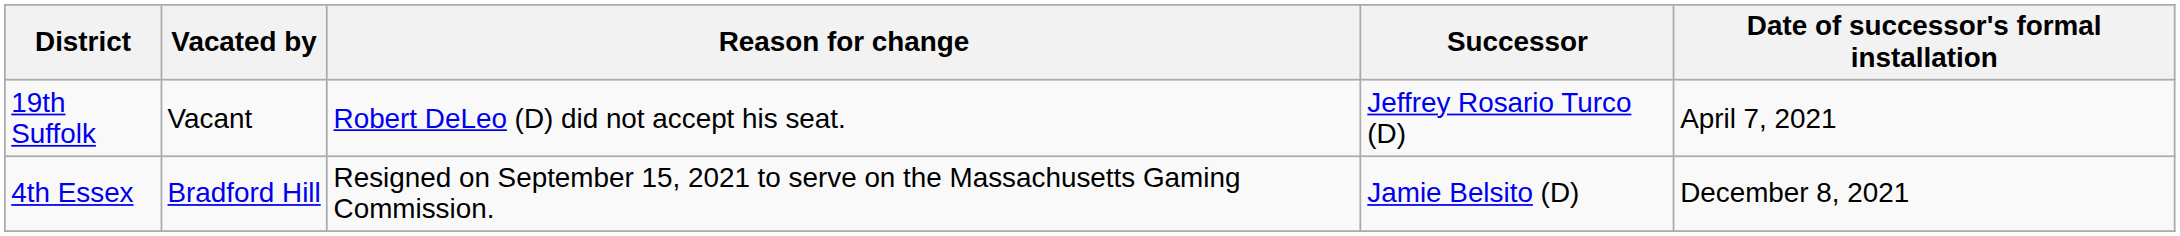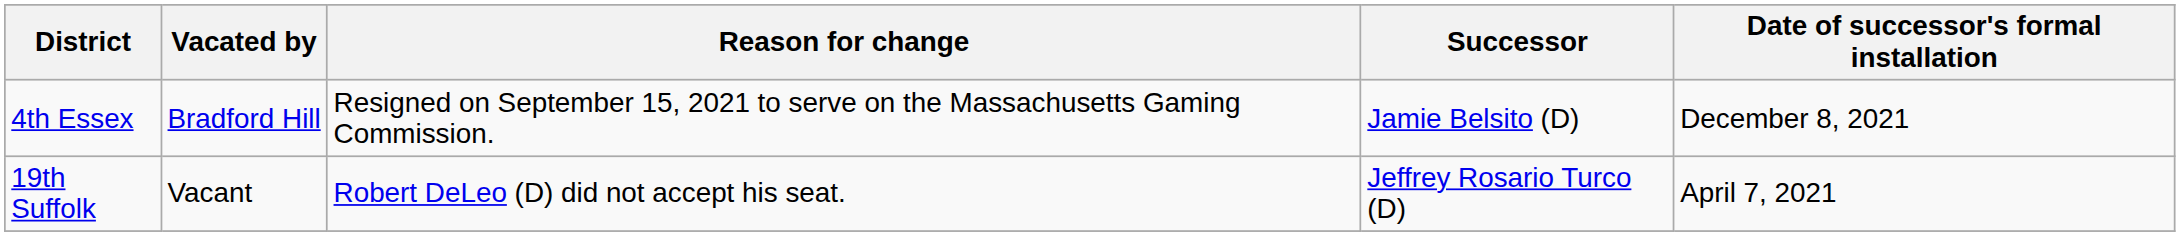rows swapped: (54, 117) <-> (72, 193)
